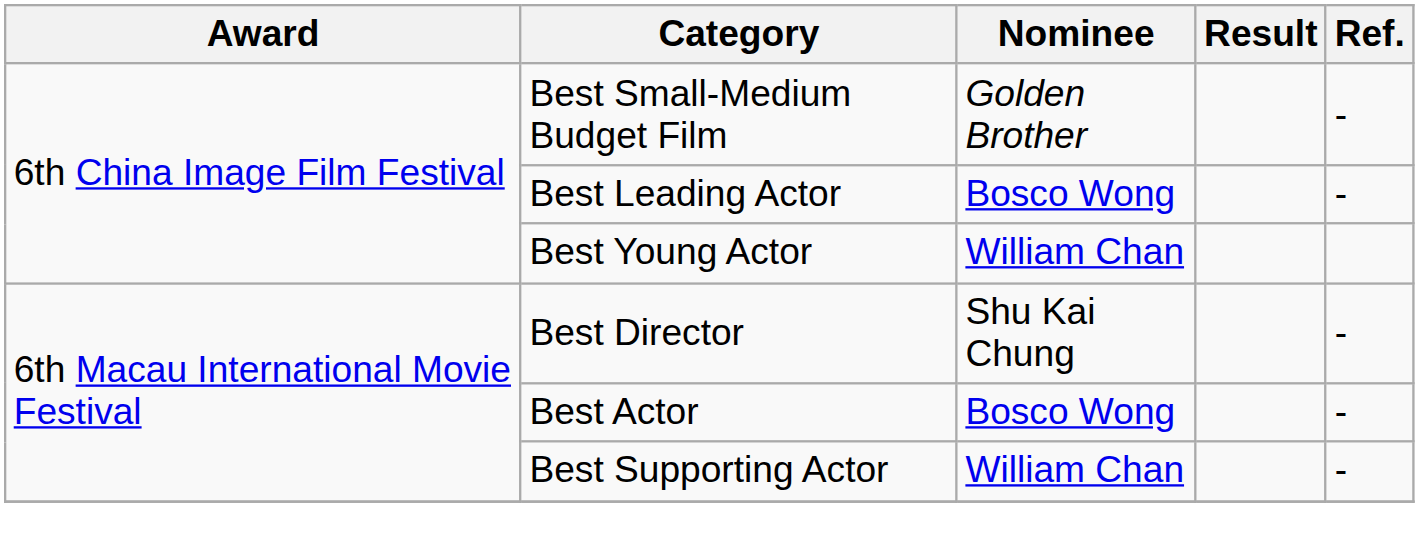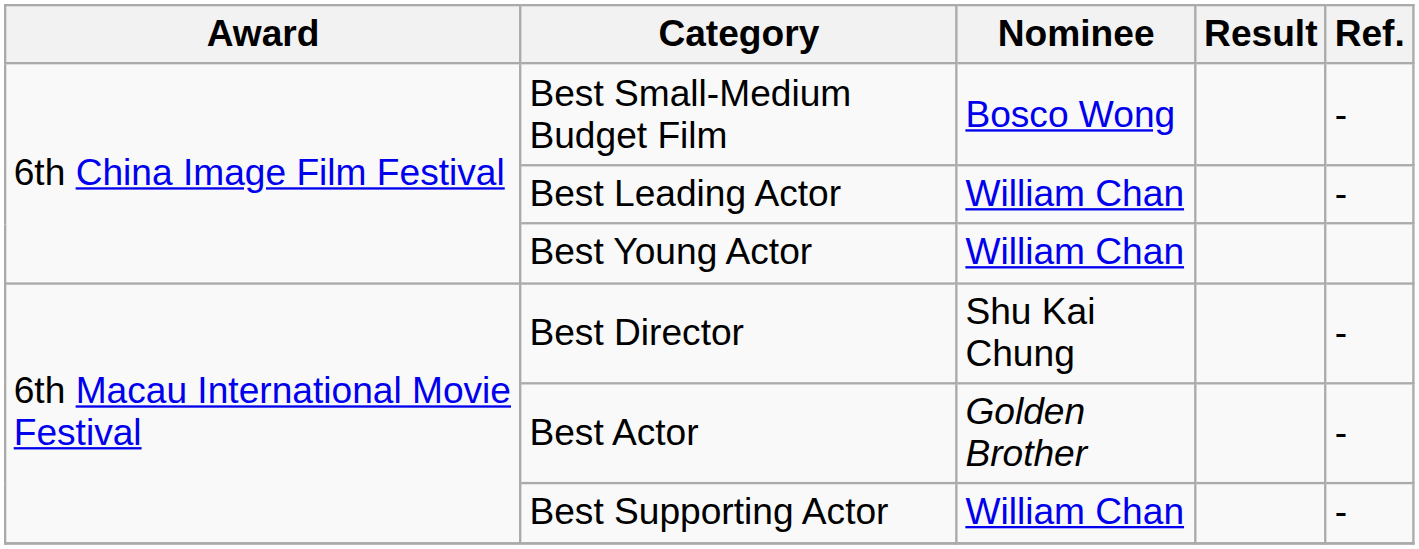(1026, 113) Golden Brother -> (1070, 113) Bosco Wong
(1070, 193) Bosco Wong -> (1075, 193) William Chan
(1070, 411) Bosco Wong -> (1026, 432) Golden Brother
